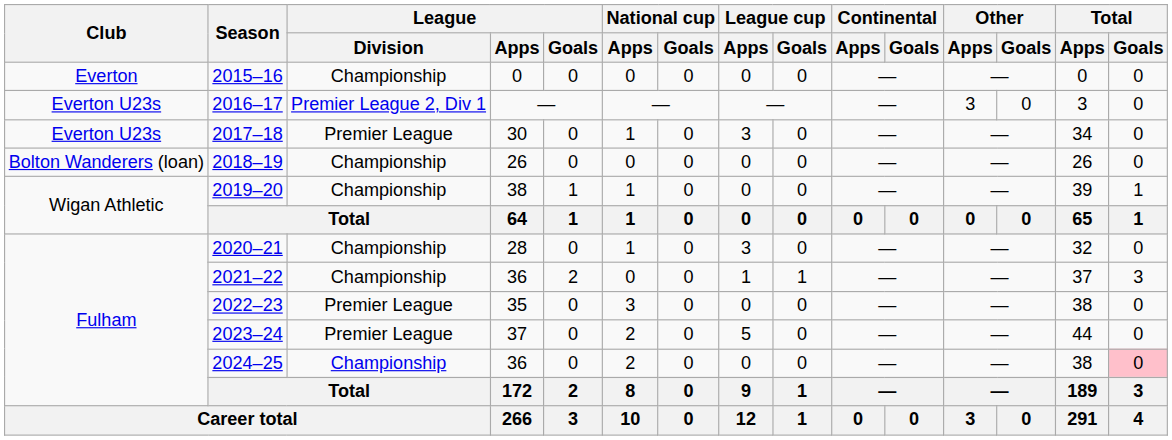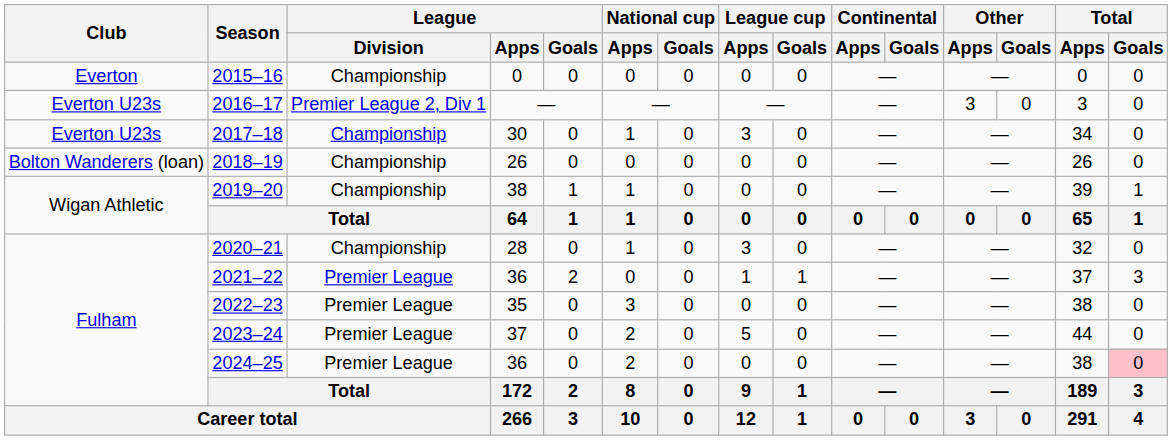(389, 133) Premier League -> (389, 133) Championship
(389, 276) Championship -> (389, 276) Premier League
(389, 362) Championship -> (389, 362) Premier League
